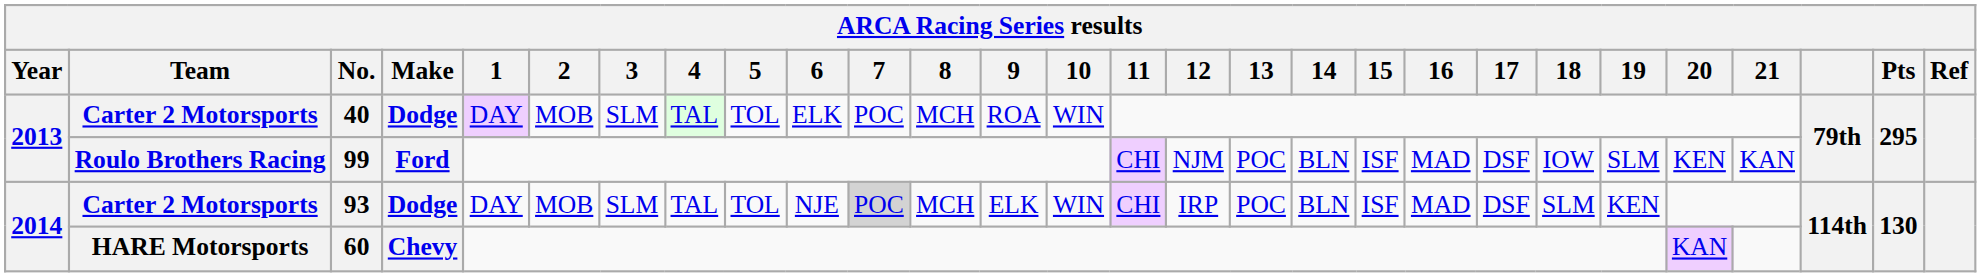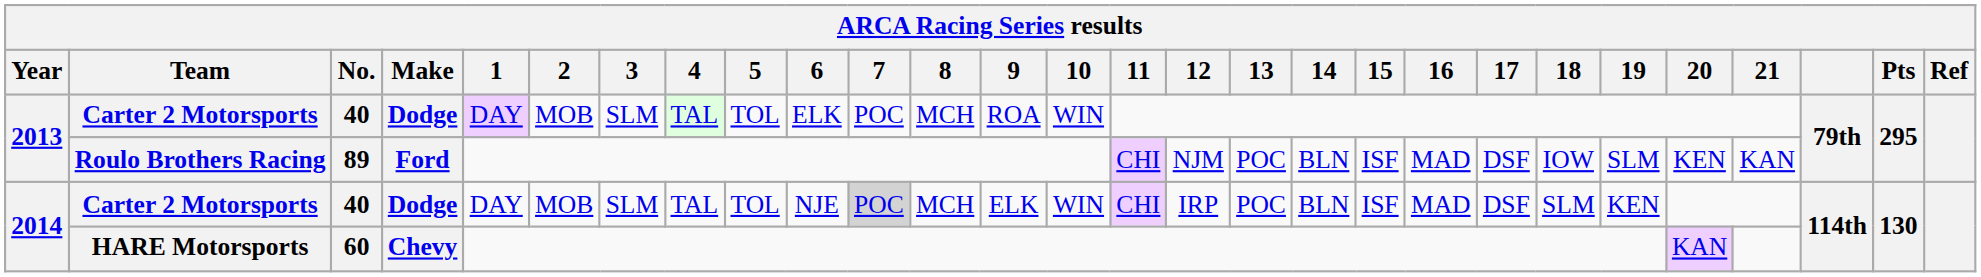(357, 159) 99 -> (357, 159) 89
(357, 203) 93 -> (357, 203) 40
